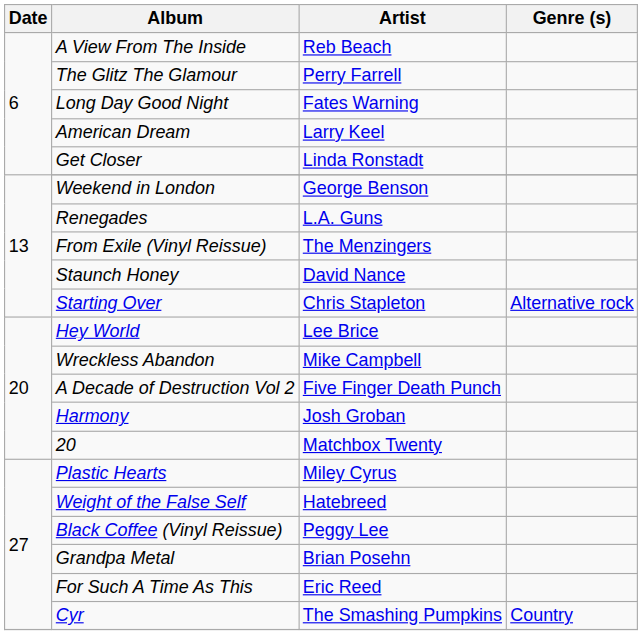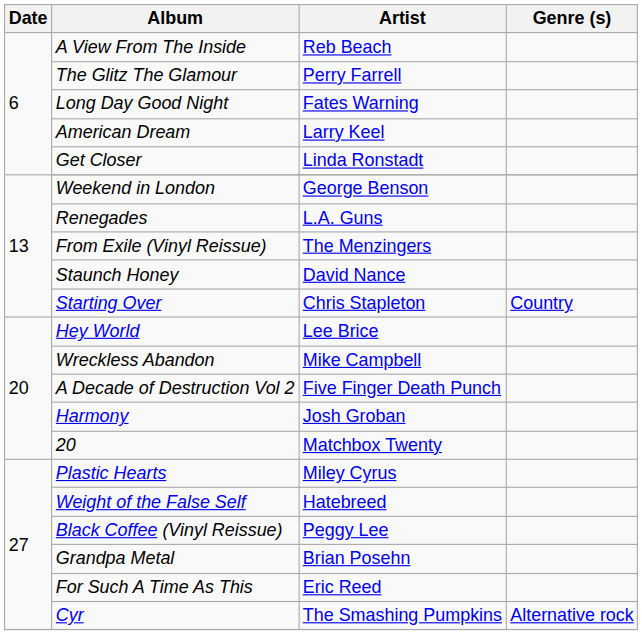(572, 302) Alternative rock -> (542, 302) Country
(542, 615) Country -> (572, 615) Alternative rock
